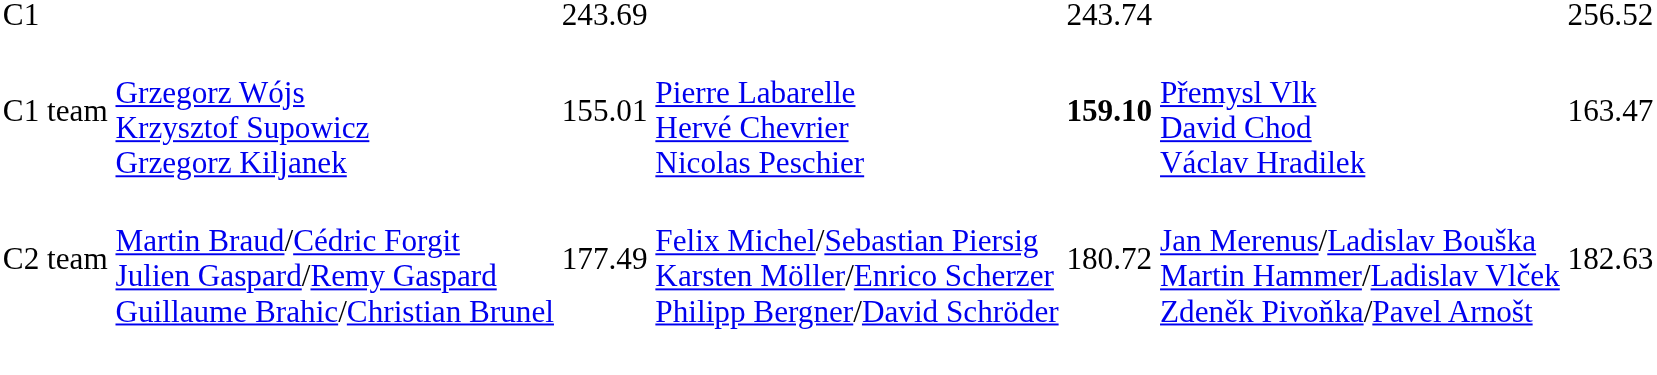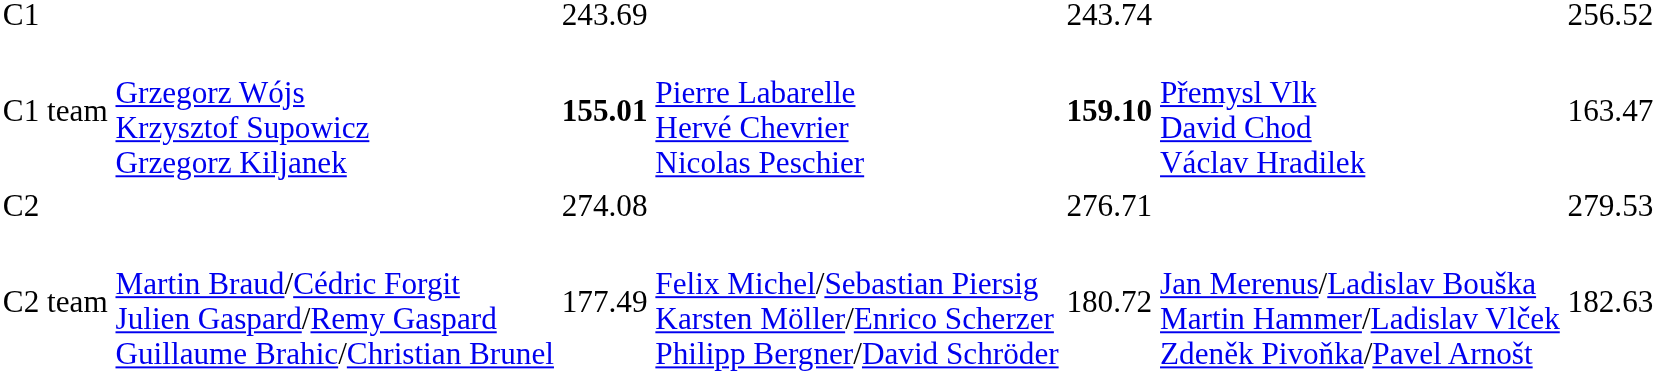(605, 110) normal -> (605, 110) bold
+ row: (21, 206)
